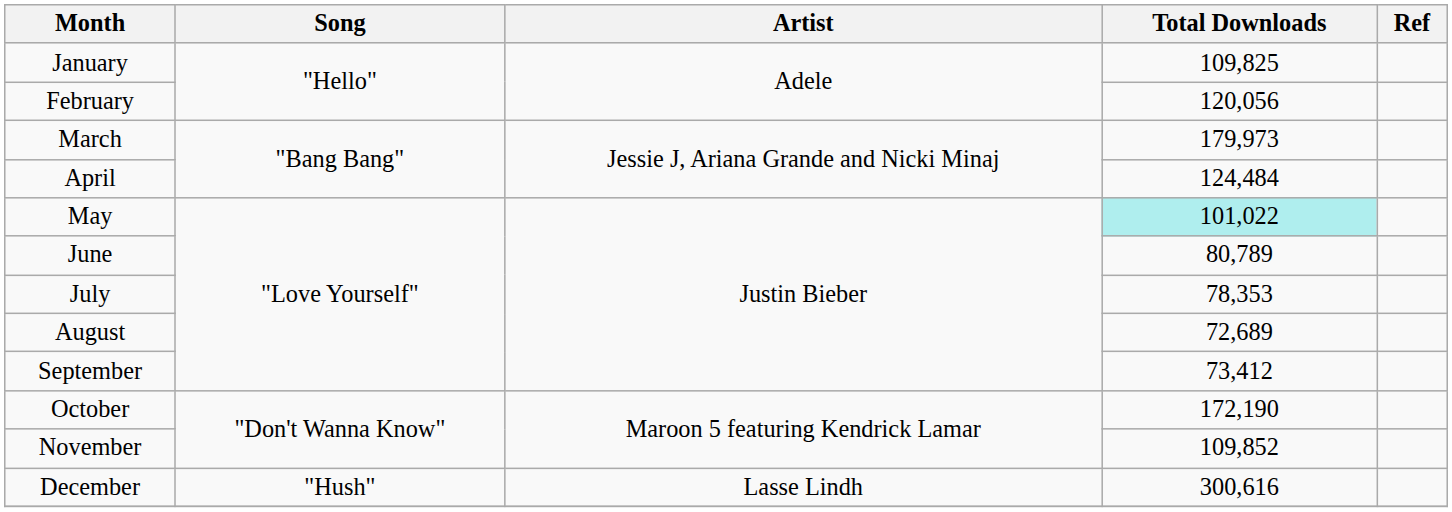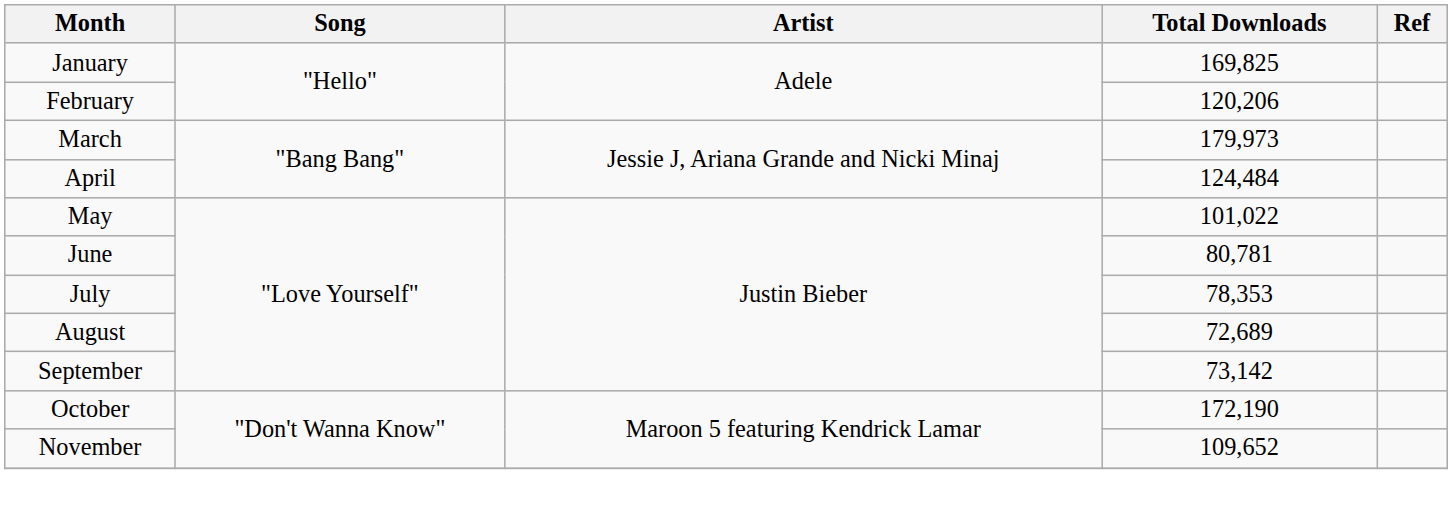(1239, 62) 109,825 -> (1239, 62) 169,825
(1239, 100) 120,056 -> (1239, 100) 120,206
(1239, 216) paleturquoise background -> (1239, 216) no background
(1239, 255) 80,789 -> (1239, 255) 80,781
(1239, 370) 73,412 -> (1239, 370) 73,142
(1239, 448) 109,852 -> (1239, 448) 109,652
- row: (90, 486)
